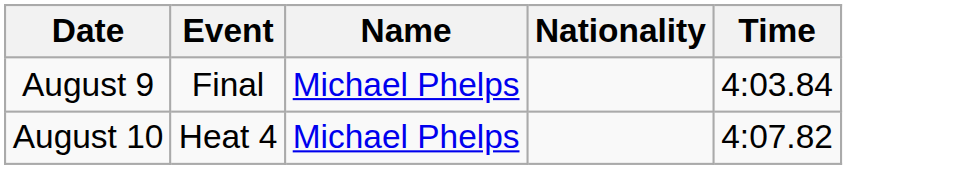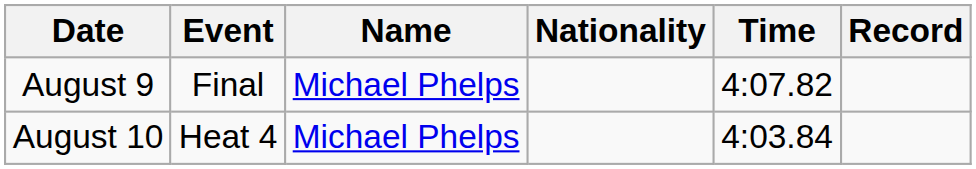+ column: (906, 31)
(777, 84) 4:03.84 -> (777, 84) 4:07.82
(777, 137) 4:07.82 -> (777, 137) 4:03.84
